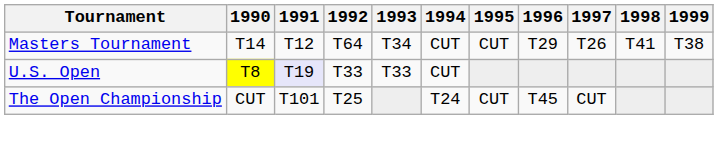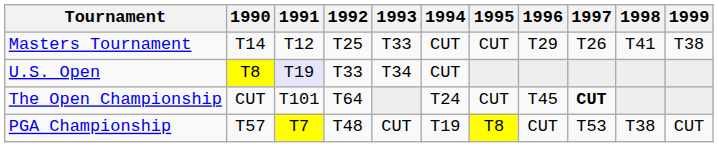(348, 46) T64 -> (348, 46) T25
(397, 46) T34 -> (397, 46) T33
(397, 73) T33 -> (397, 73) T34
(348, 101) T25 -> (348, 101) T64
(592, 101) normal -> (592, 101) bold
+ row: (90, 128)
